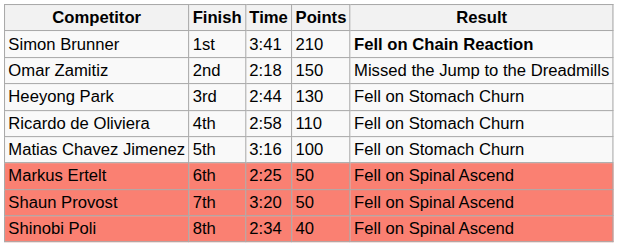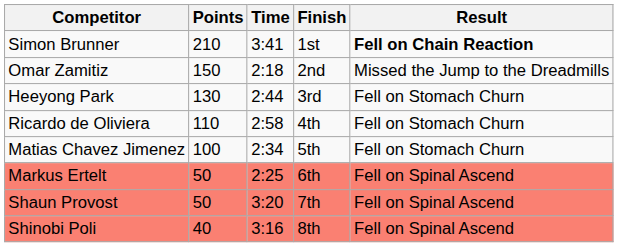columns swapped: (321, 17) <-> (217, 17)
(266, 149) 3:16 -> (267, 149) 2:34
(266, 228) 2:34 -> (267, 228) 3:16
